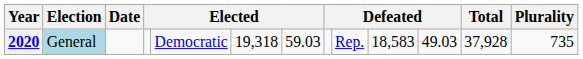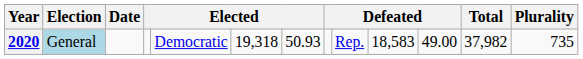(303, 41) 59.03 -> (303, 41) 50.93
(439, 41) 49.03 -> (439, 41) 49.00
(486, 41) 37,928 -> (486, 41) 37,982
